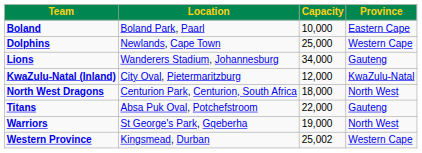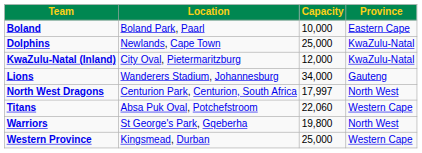(380, 44) Western Cape -> (381, 44) KwaZulu-Natal
rows swapped: (20, 60) <-> (61, 76)
(317, 92) 18,000 -> (317, 92) 17,997
(317, 108) 22,000 -> (317, 108) 22,060
(368, 108) Gauteng -> (380, 108) Western Cape
(317, 124) 19,000 -> (317, 124) 19,800
(317, 140) 25,002 -> (317, 140) 25,000
